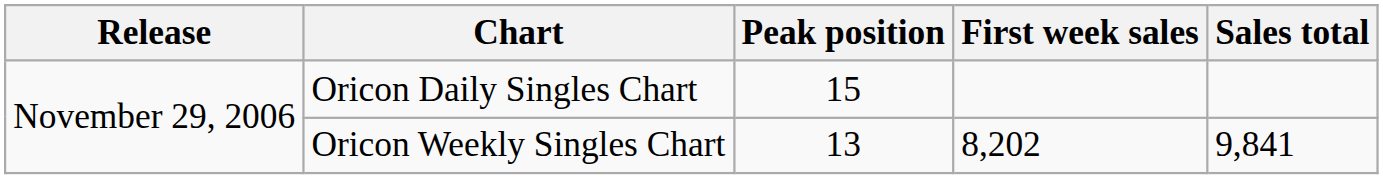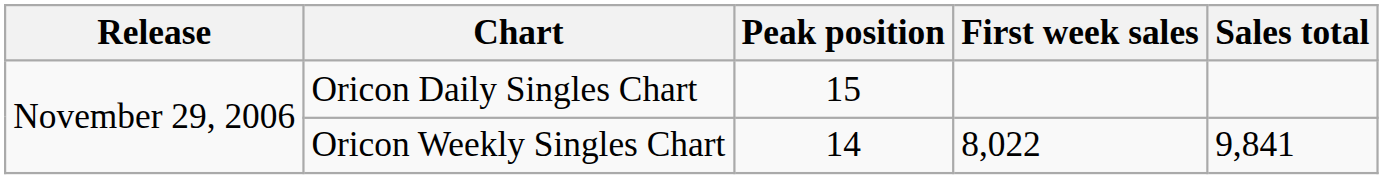(843, 144) 13 -> (843, 144) 14
(1001, 144) 8,202 -> (1001, 144) 8,022
